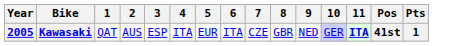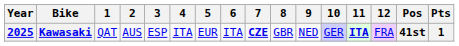+ column: (384, 13)
(20, 32) 2005 -> (20, 32) 2025
(258, 32) normal -> (258, 32) bold
